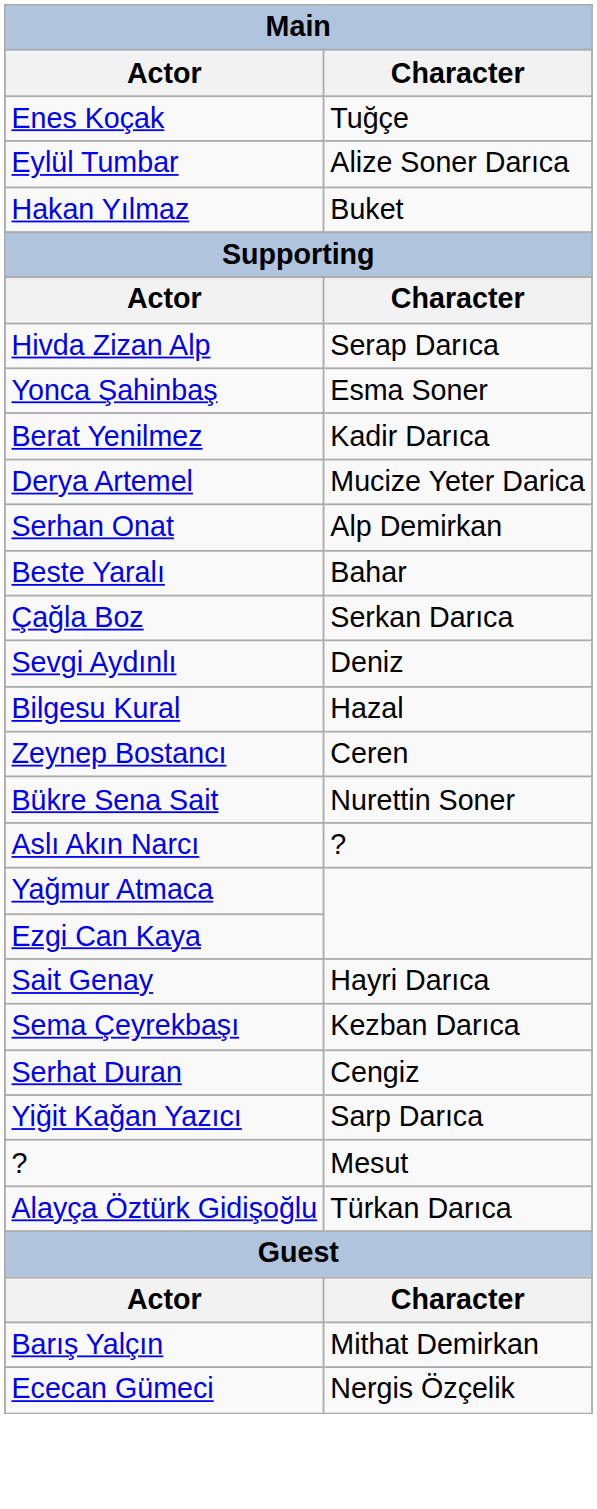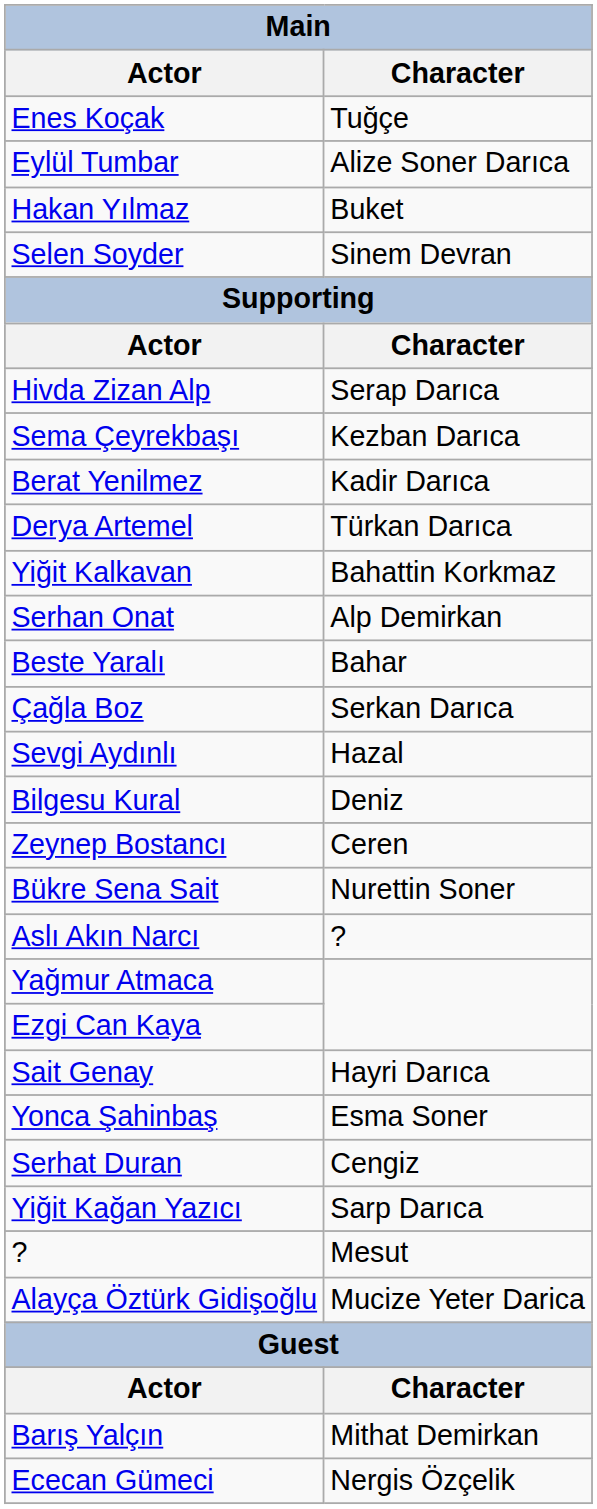+ row: (97, 254)
rows swapped: (114, 390) <-> (125, 1026)
(458, 481) Mucize Yeter Darica -> (421, 526) Türkan Darıca
+ row: (102, 572)
(367, 663) Deniz -> (367, 753) Hazal
(367, 708) Hazal -> (367, 799) Deniz
(421, 1208) Türkan Darıca -> (458, 1299) Mucize Yeter Darica
